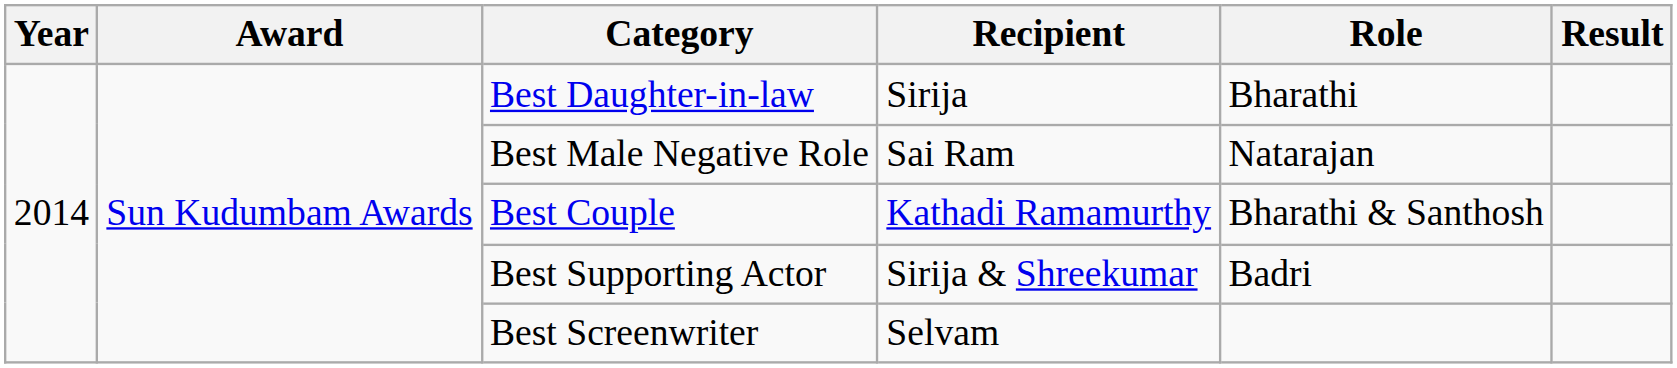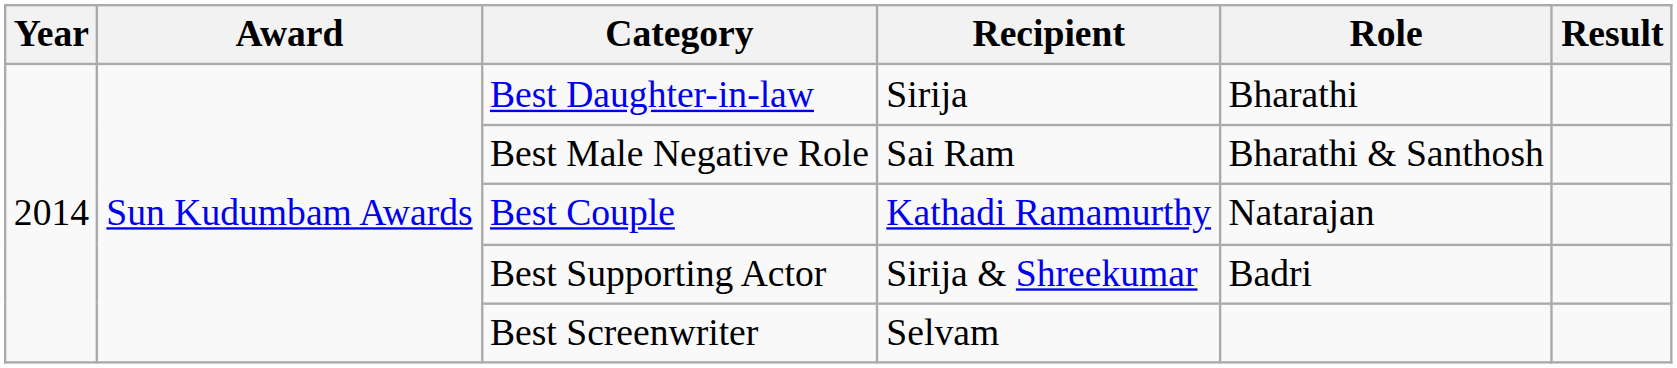(1301, 153) Natarajan -> (1386, 153) Bharathi & Santhosh
(1386, 213) Bharathi & Santhosh -> (1301, 213) Natarajan
